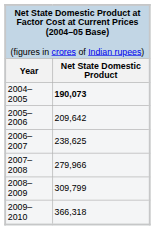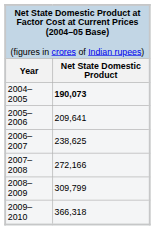(70, 118) 209,642 -> (70, 118) 209,641
(70, 165) 279,966 -> (70, 165) 272,166
